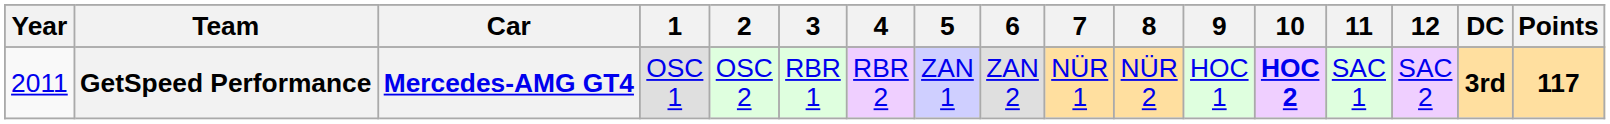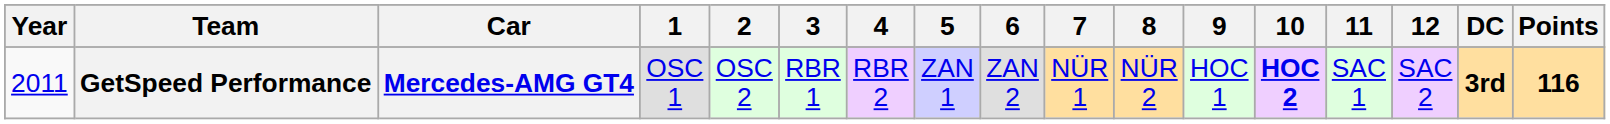(1558, 82) 117 -> (1558, 82) 116
